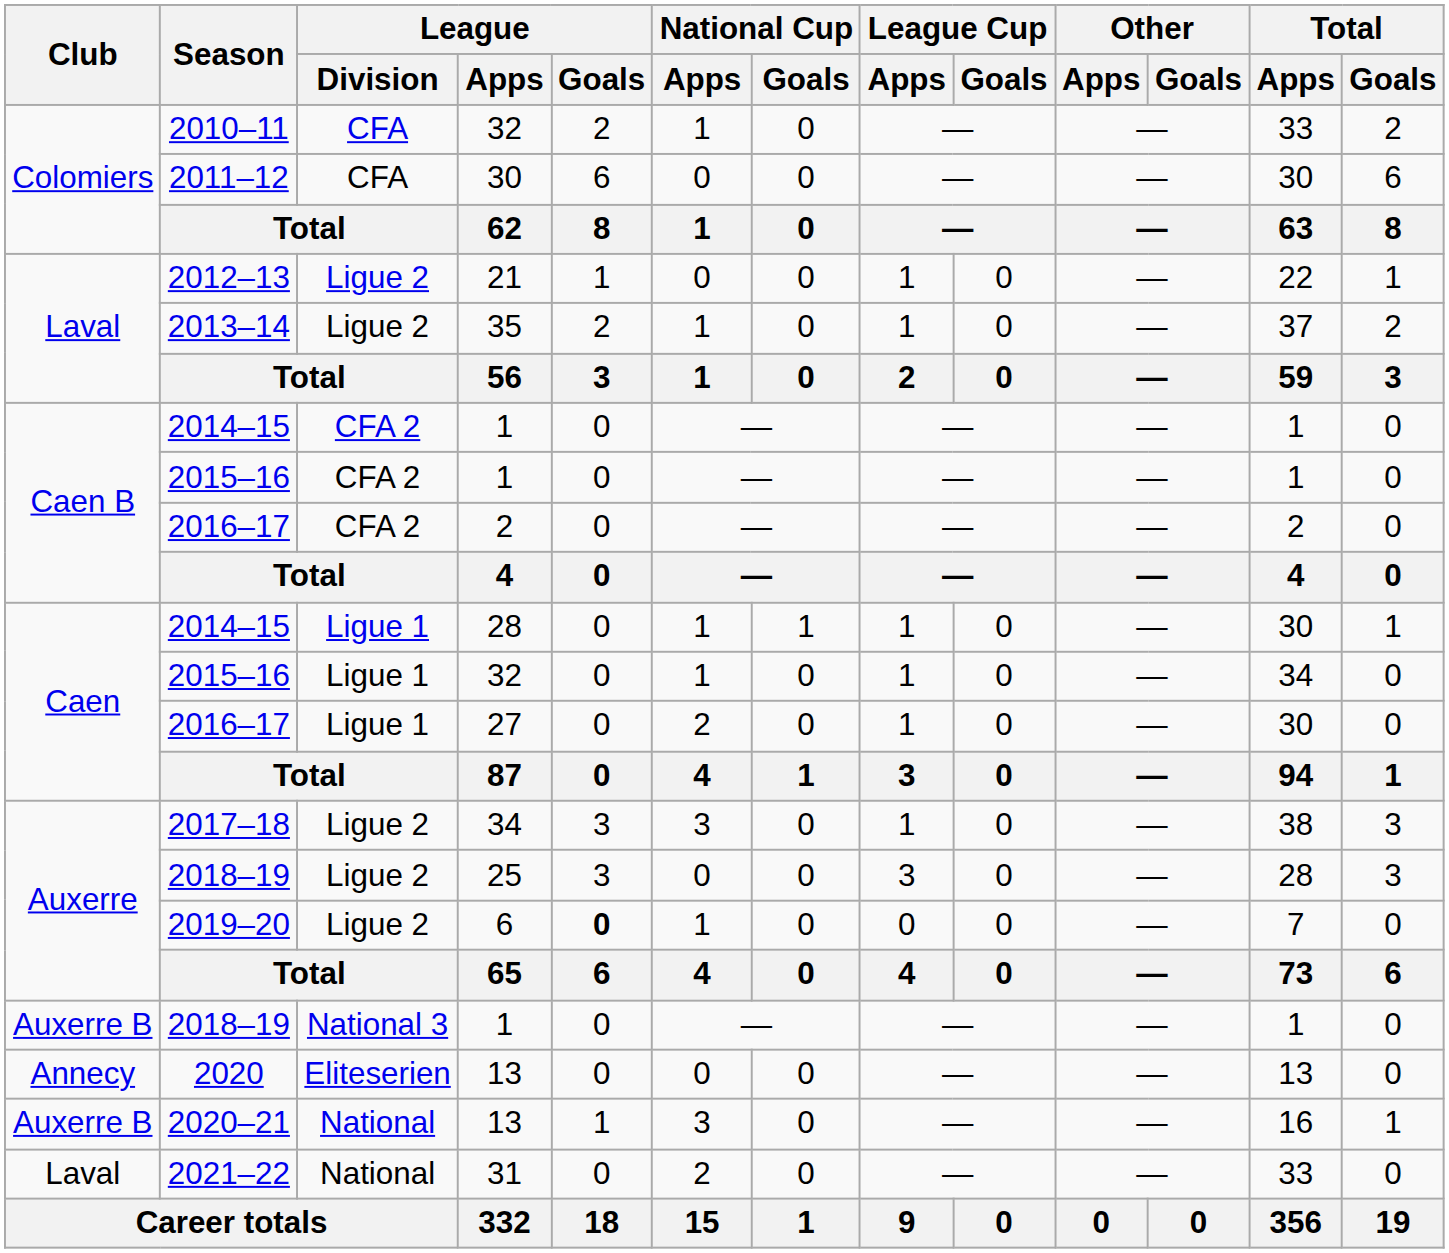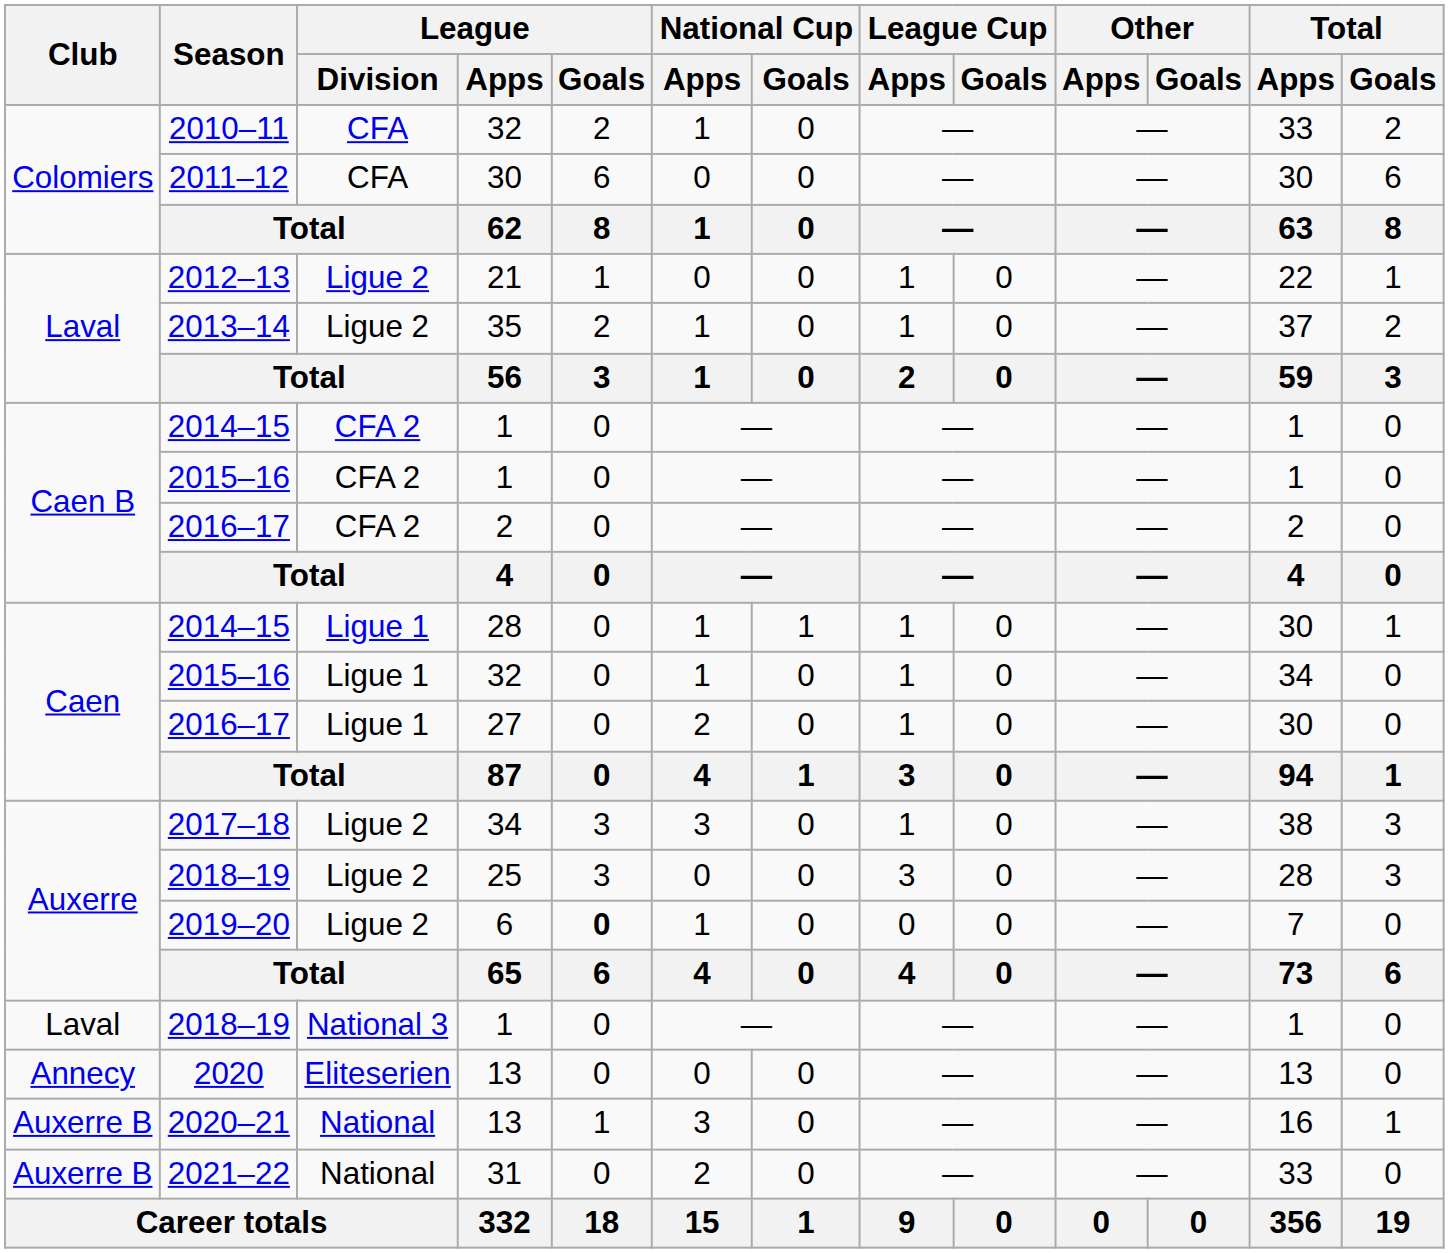(83, 1024) Auxerre B -> (83, 1024) Laval
(83, 1173) Laval -> (83, 1173) Auxerre B
